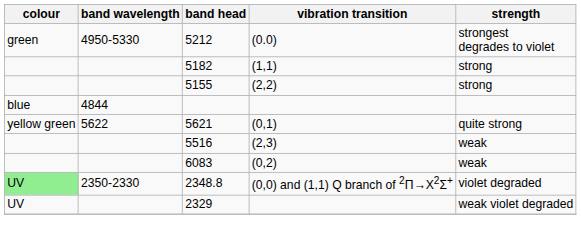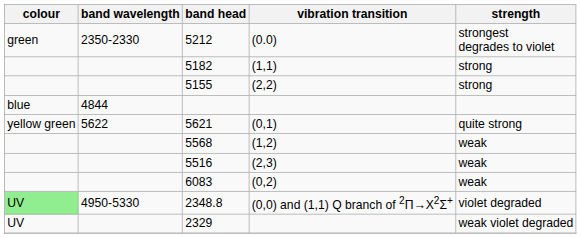(110, 40) 4950-5330 -> (110, 40) 2350-2330
+ row: (199, 143)
(110, 183) 2350-2330 -> (110, 203) 4950-5330
